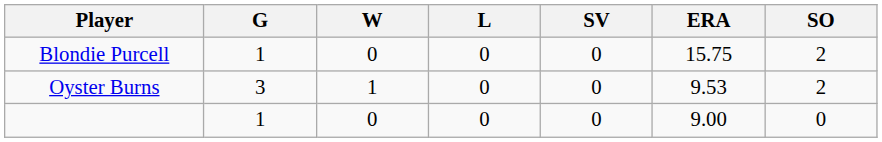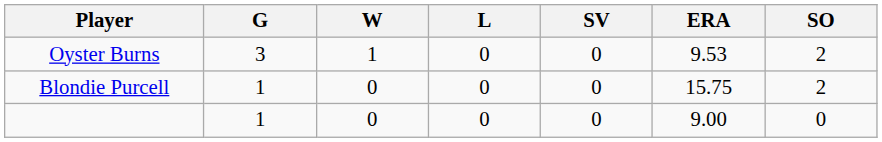rows swapped: (104, 86) <-> (104, 53)
